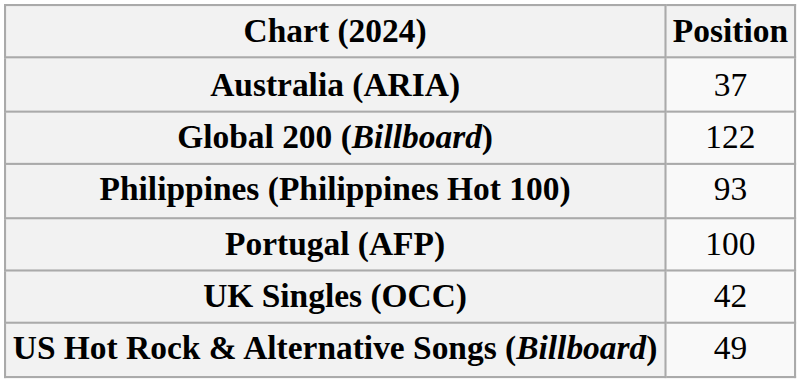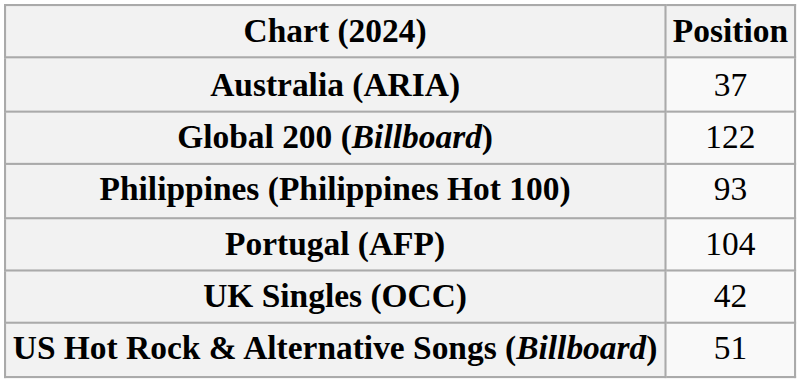(730, 243) 100 -> (730, 243) 104
(730, 349) 49 -> (730, 349) 51
